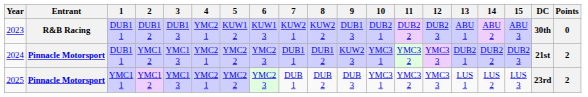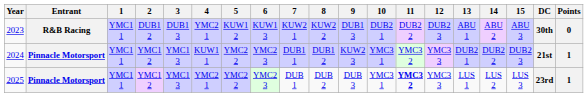(121, 30) DUB1 1 -> (121, 30) YMC1 1
(121, 55) DUB1 1 -> (121, 55) YMC1 1
(206, 55) YMC2 1 -> (207, 55) KUW1 1
(567, 55) 2 -> (569, 55) 1
(409, 79) normal -> (410, 79) bold
(567, 79) 2 -> (569, 79) 1
